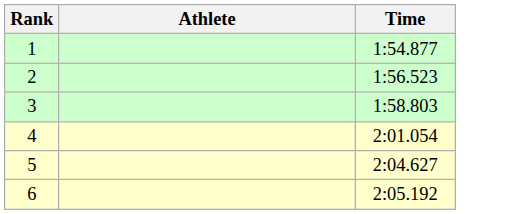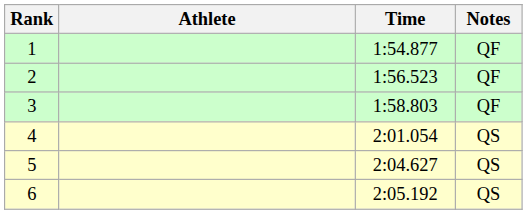+ column: (489, 19)
